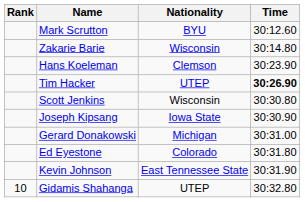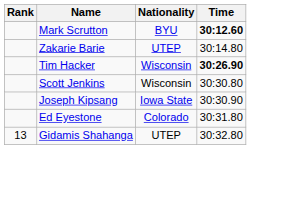(275, 30) normal -> (221, 30) bold
(195, 48) Wisconsin -> (166, 48) UTEP
- row: (78, 65)
(195, 83) UTEP -> (166, 65) Wisconsin
- row: (87, 135)
- row: (75, 170)
(20, 188) 10 -> (20, 135) 13
